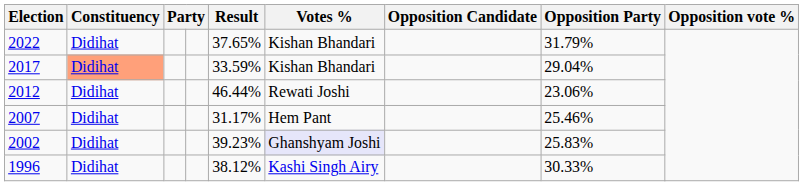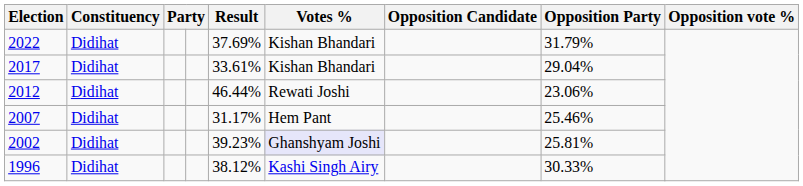(237, 42) 37.65% -> (237, 42) 37.69%
(95, 67) lightsalmon background -> (95, 67) no background
(237, 67) 33.59% -> (237, 67) 33.61%
(569, 142) 25.83% -> (569, 142) 25.81%
